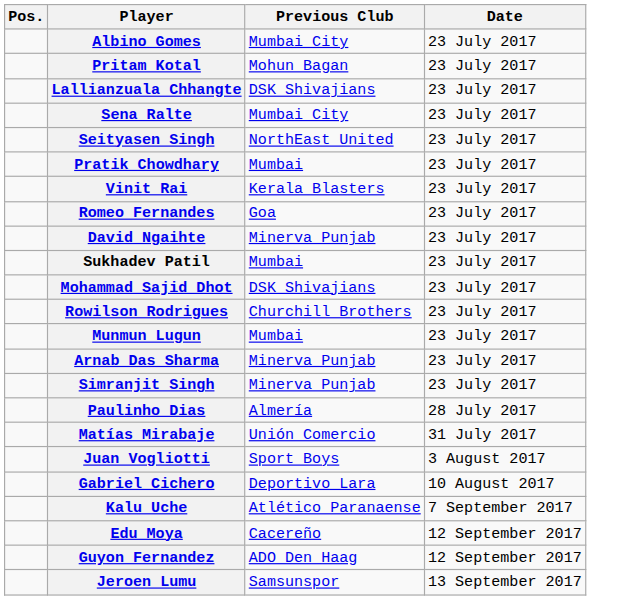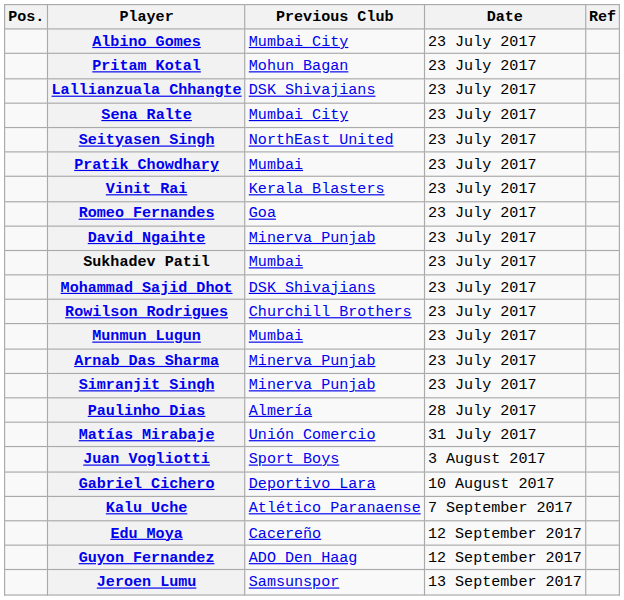+ column: (603, 17)
